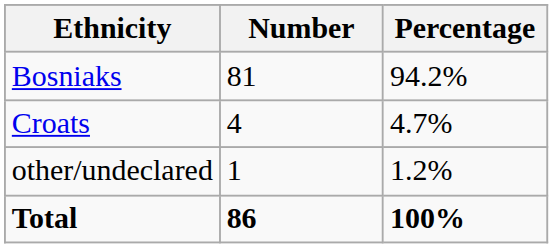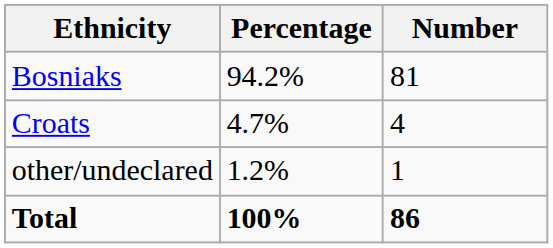columns swapped: (301, 28) <-> (465, 28)
